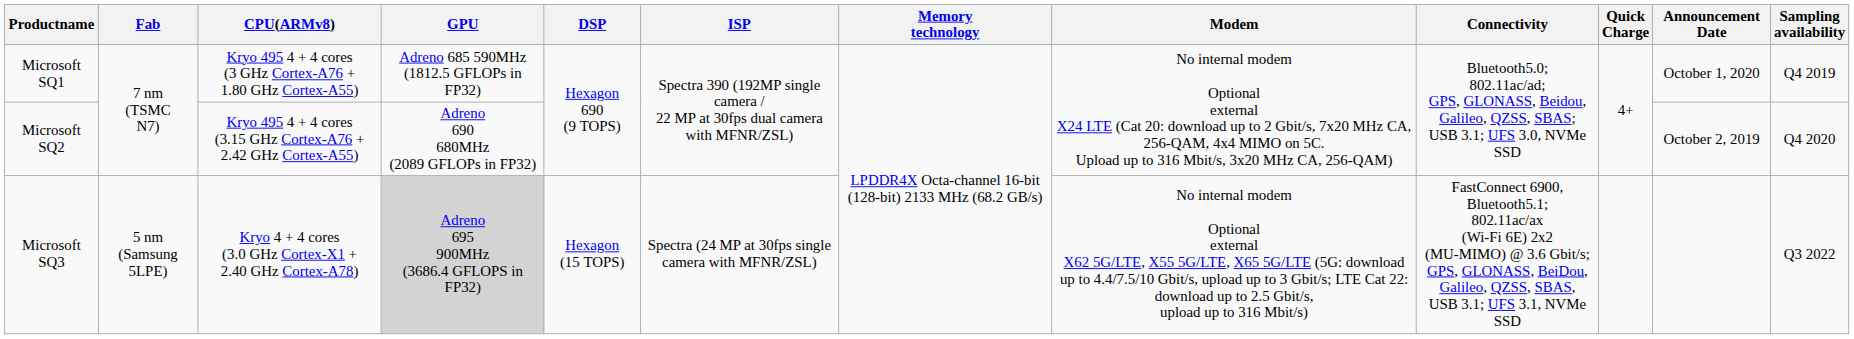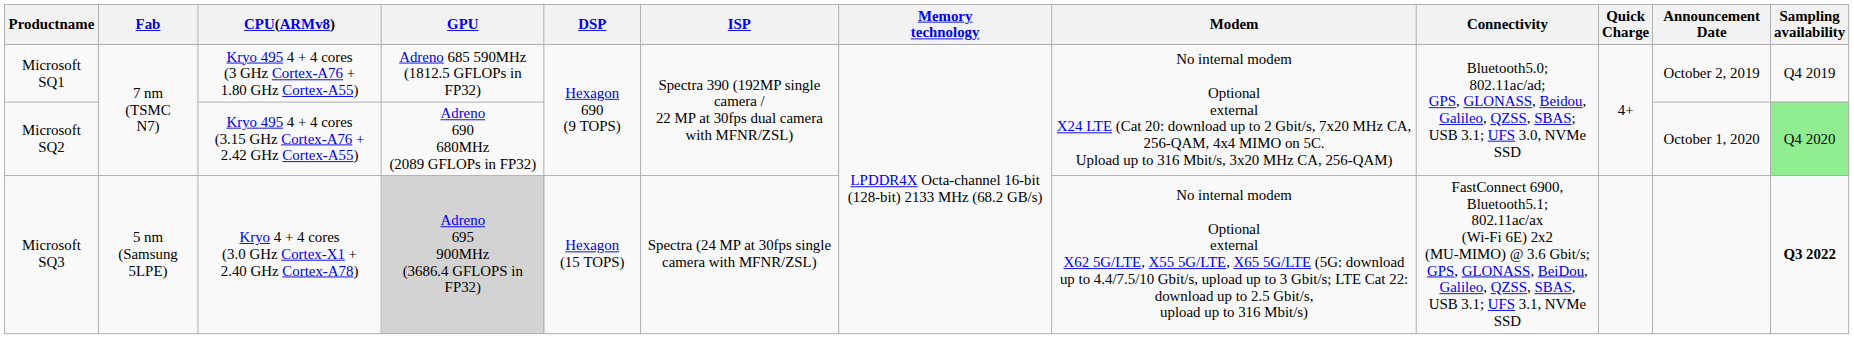(1712, 73) October 1, 2020 -> (1712, 73) October 2, 2019
(1712, 138) October 2, 2019 -> (1712, 138) October 1, 2020
(1810, 138) no background -> (1810, 138) lightgreen background
(1810, 254) normal -> (1810, 254) bold
